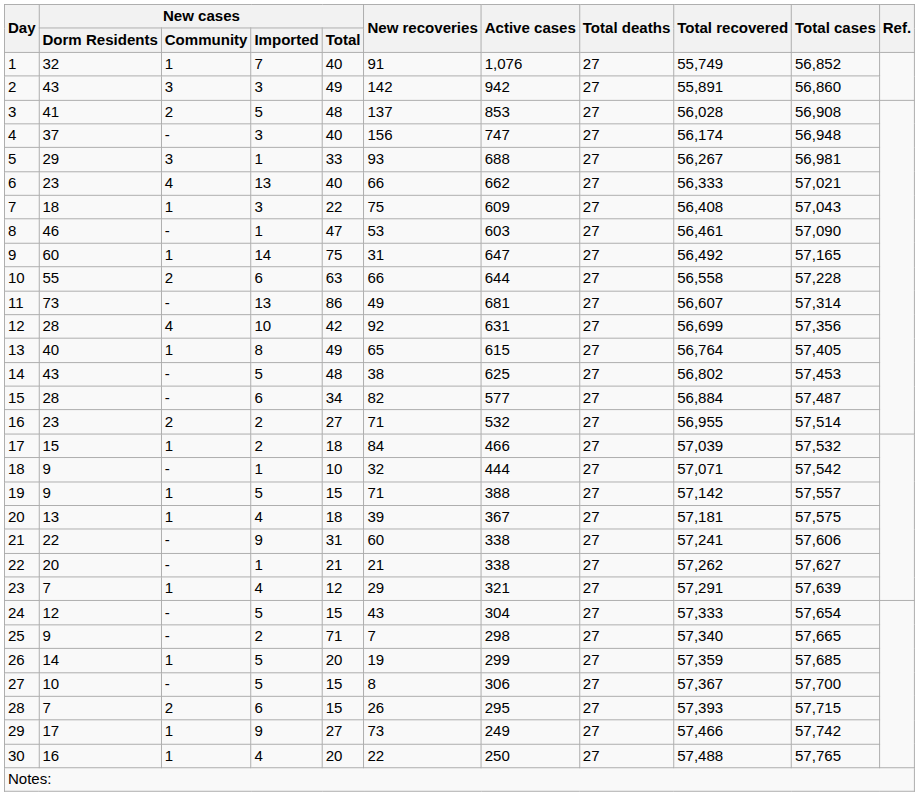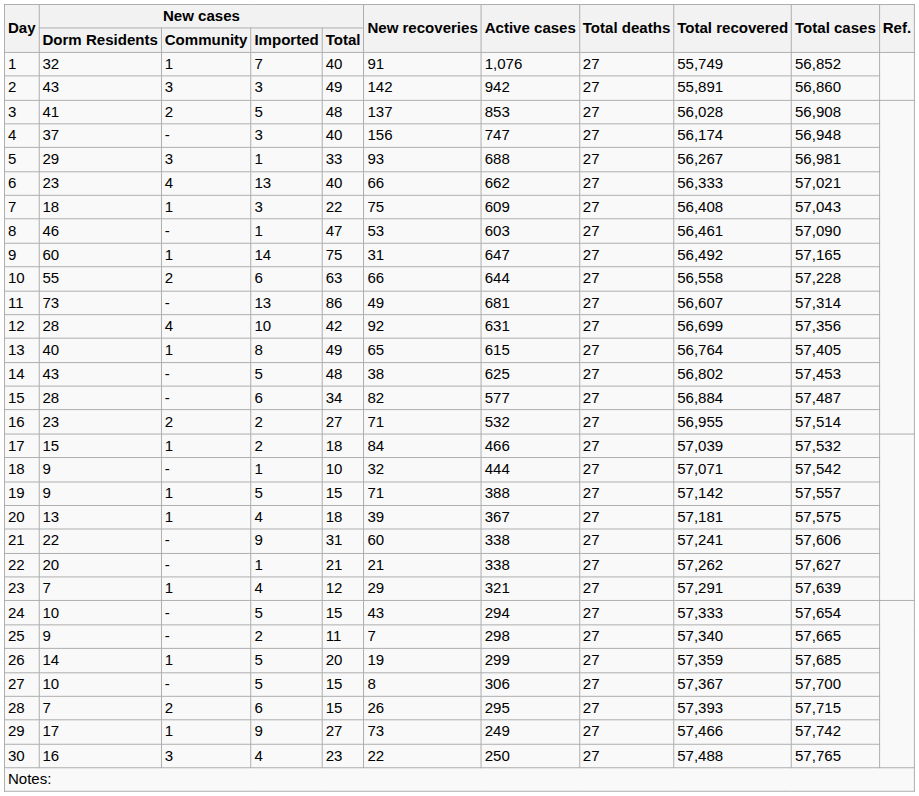(51, 612) 12 -> (51, 612) 10
(497, 612) 304 -> (497, 612) 294
(334, 636) 71 -> (333, 636) 11
(169, 755) 1 -> (169, 755) 3
(334, 755) 20 -> (334, 755) 23
